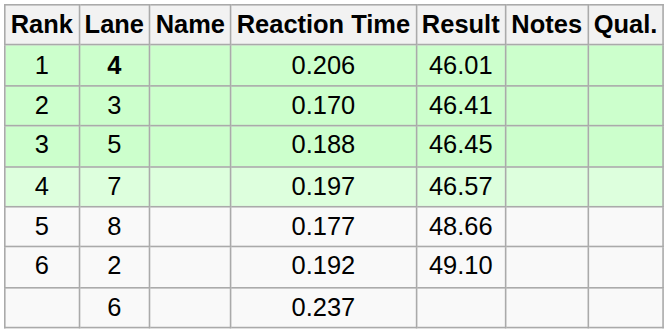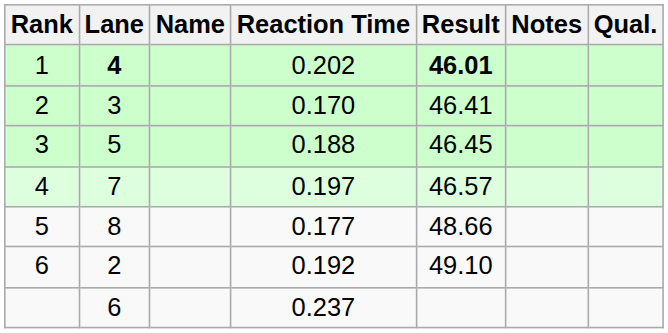(323, 65) 0.206 -> (323, 65) 0.202
(461, 65) normal -> (461, 65) bold
